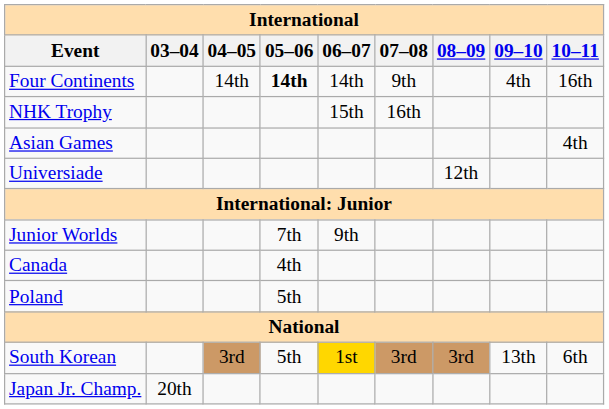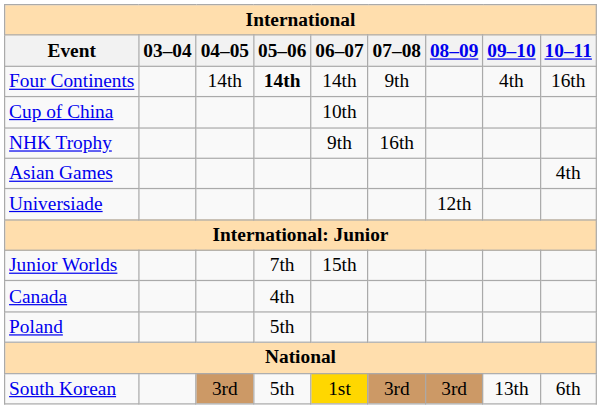+ row: (61, 111)
(346, 111) 15th -> (339, 142) 9th
(346, 234) 9th -> (339, 265) 15th
- row: (75, 388)
